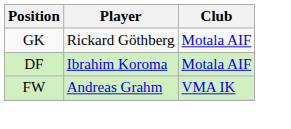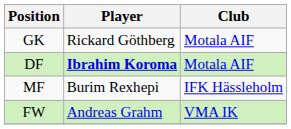(117, 64) normal -> (122, 64) bold
+ row: (34, 88)
